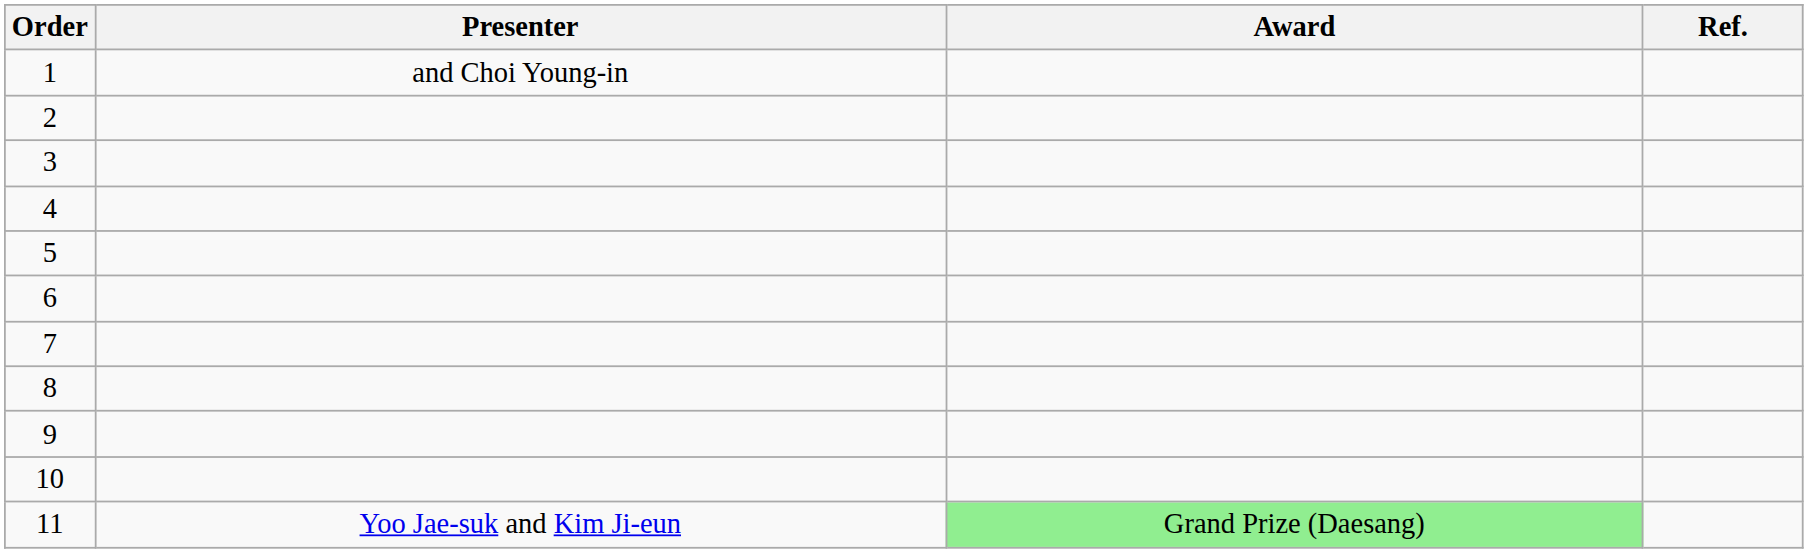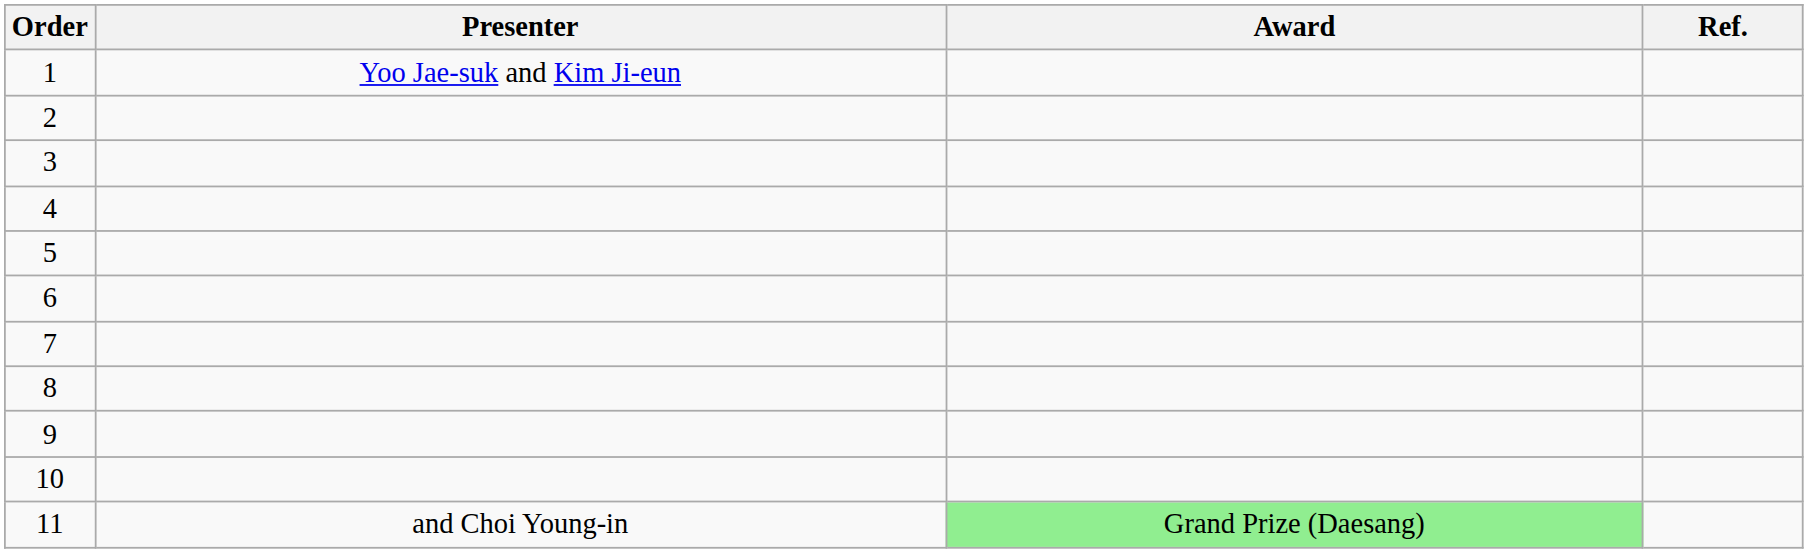(520, 72) and Choi Young-in -> (520, 72) Yoo Jae-suk and Kim Ji-eun
(520, 523) Yoo Jae-suk and Kim Ji-eun -> (520, 523) and Choi Young-in
